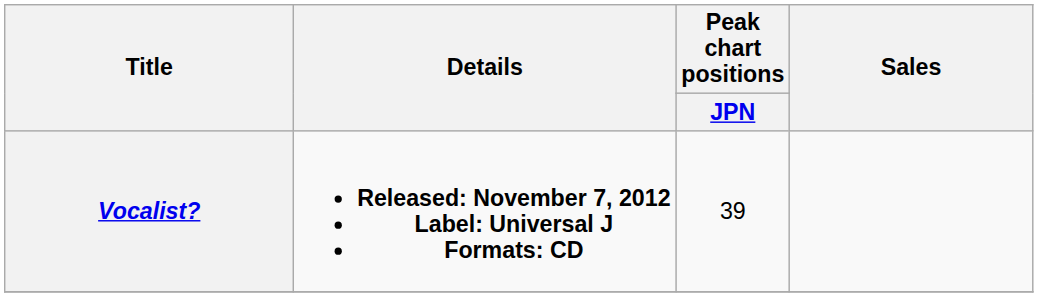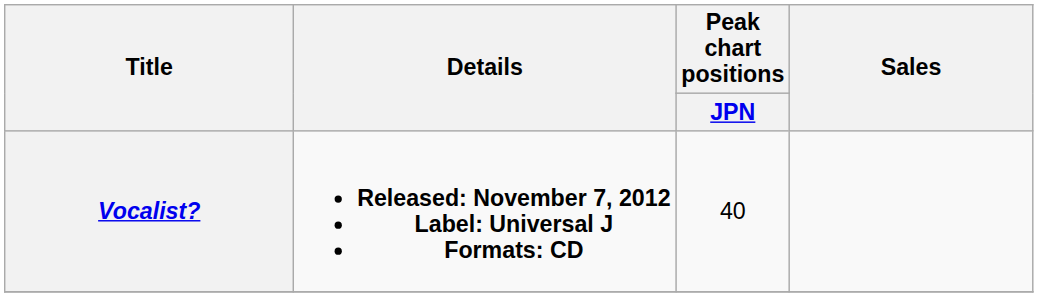(733, 211) 39 -> (733, 211) 40
